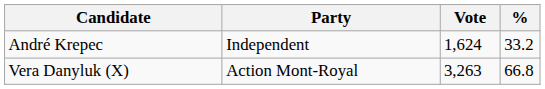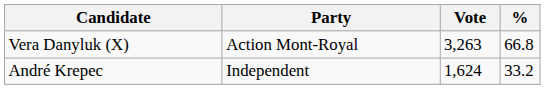rows swapped: (69, 71) <-> (56, 44)
